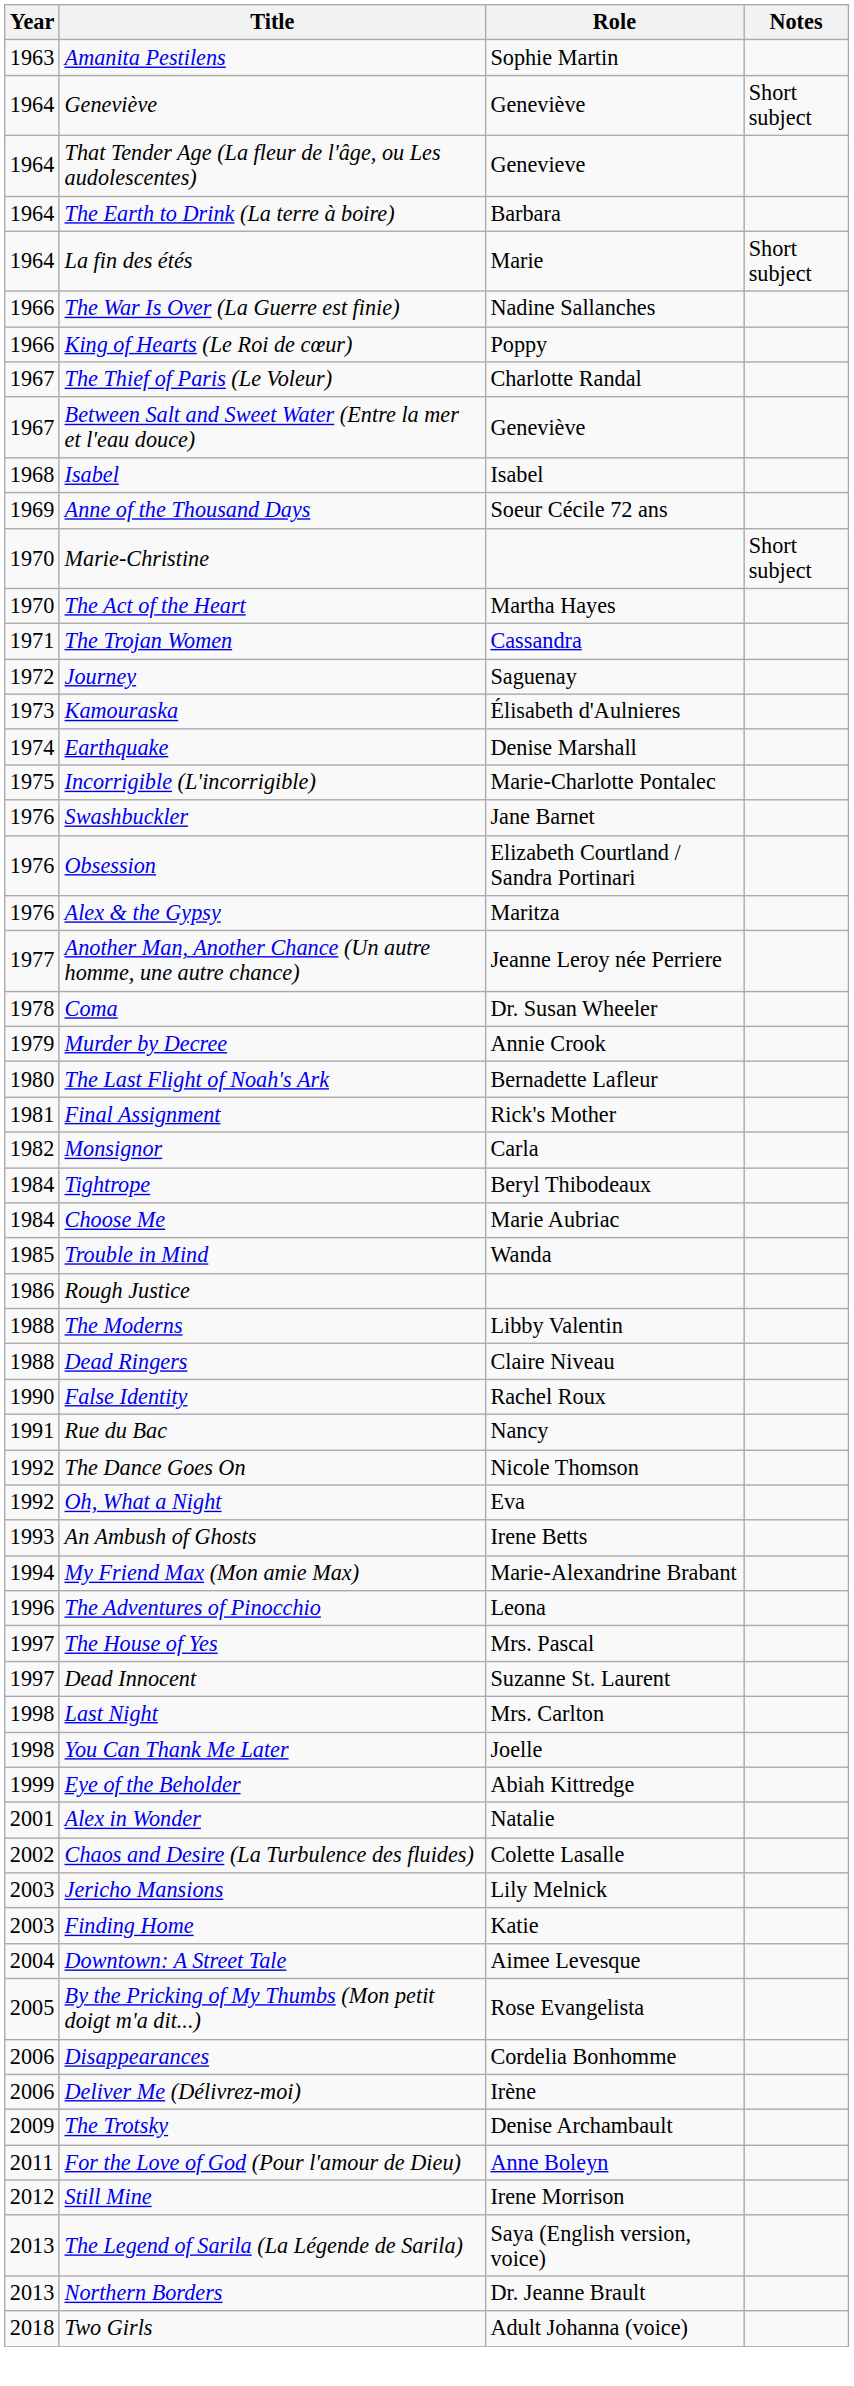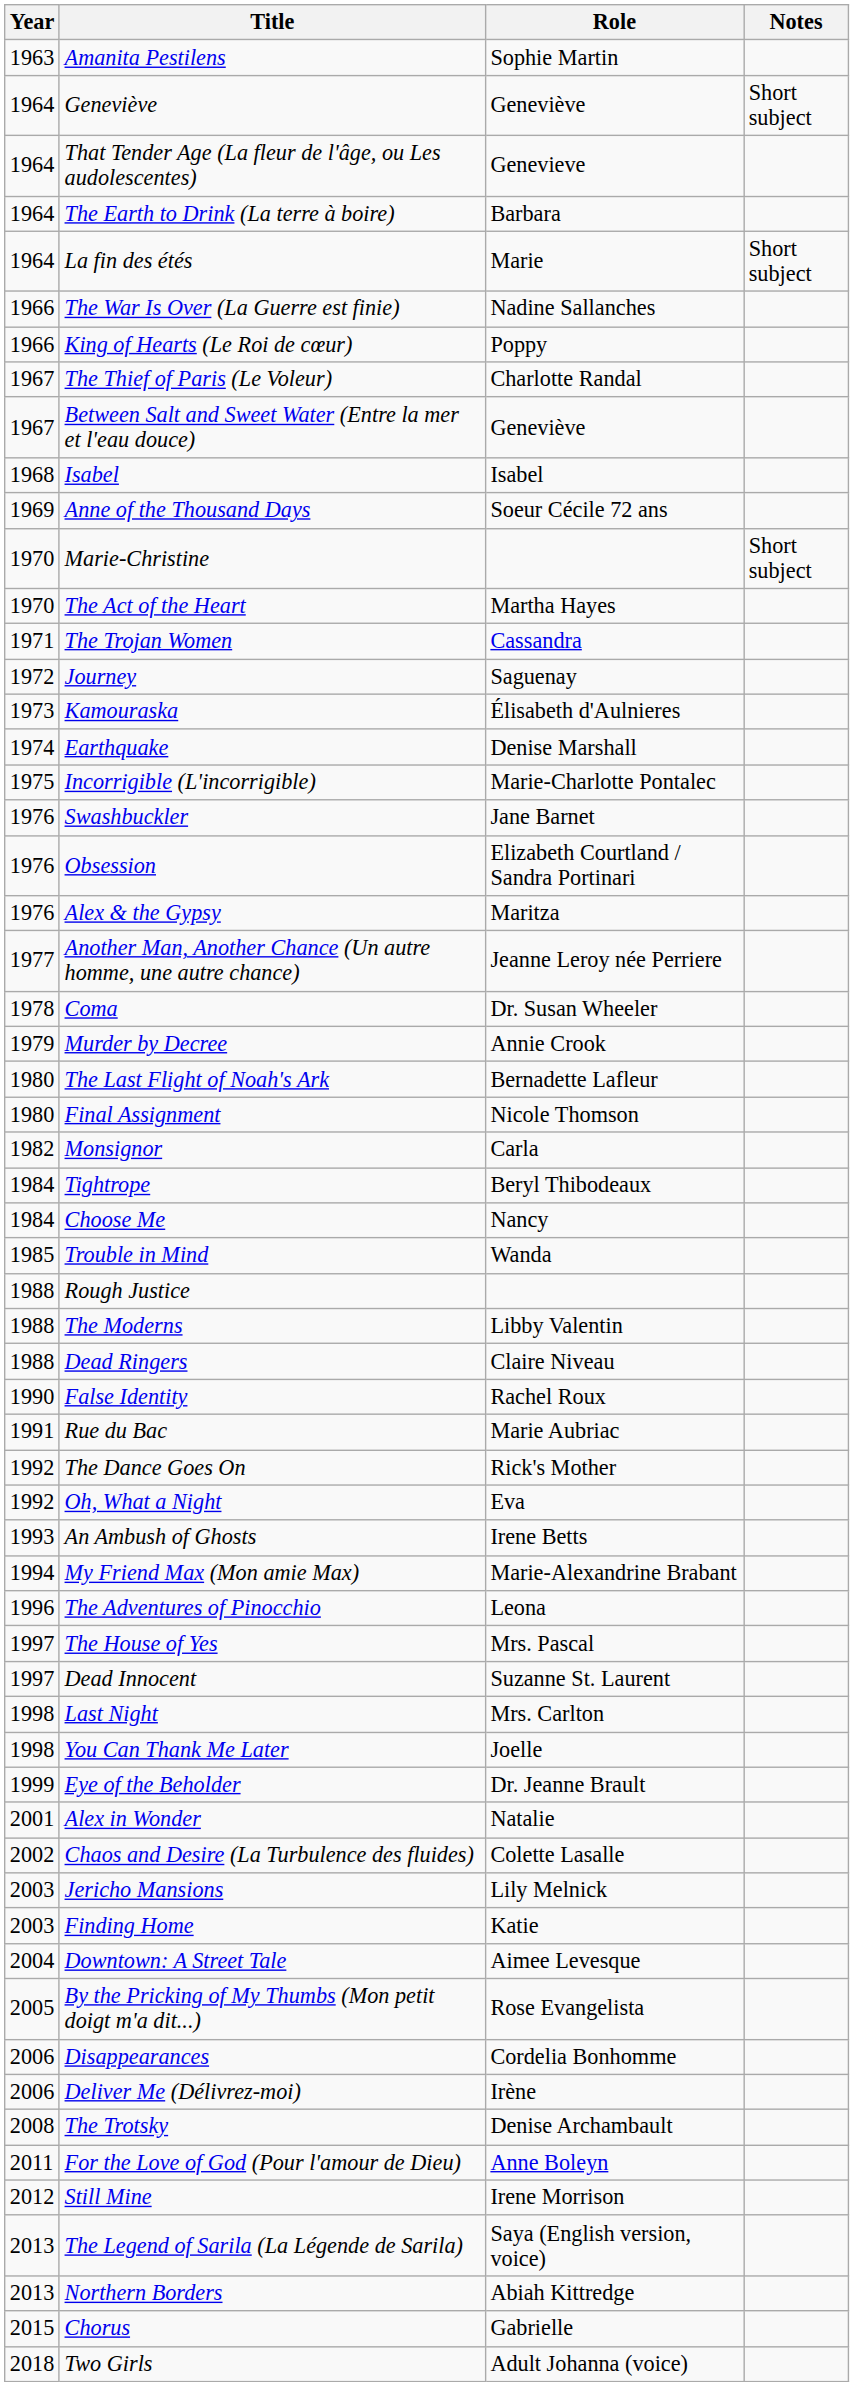(32, 1114) 1981 -> (32, 1114) 1980
(553, 1114) Rick's Mother -> (565, 1114) Nicole Thomson
(555, 1220) Marie Aubriac -> (519, 1220) Nancy
(32, 1290) 1986 -> (32, 1290) 1988
(519, 1431) Nancy -> (555, 1431) Marie Aubriac
(565, 1467) Nicole Thomson -> (553, 1467) Rick's Mother
(562, 1784) Abiah Kittredge -> (568, 1784) Dr. Jeanne Brault
(32, 2126) 2009 -> (32, 2126) 2008
(568, 2293) Dr. Jeanne Brault -> (562, 2293) Abiah Kittredge
+ row: (97, 2328)
